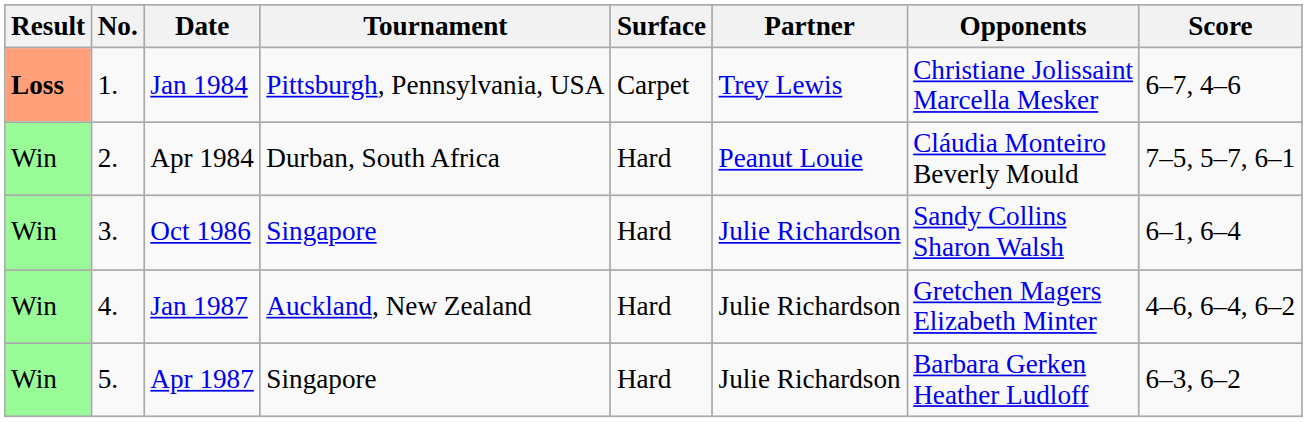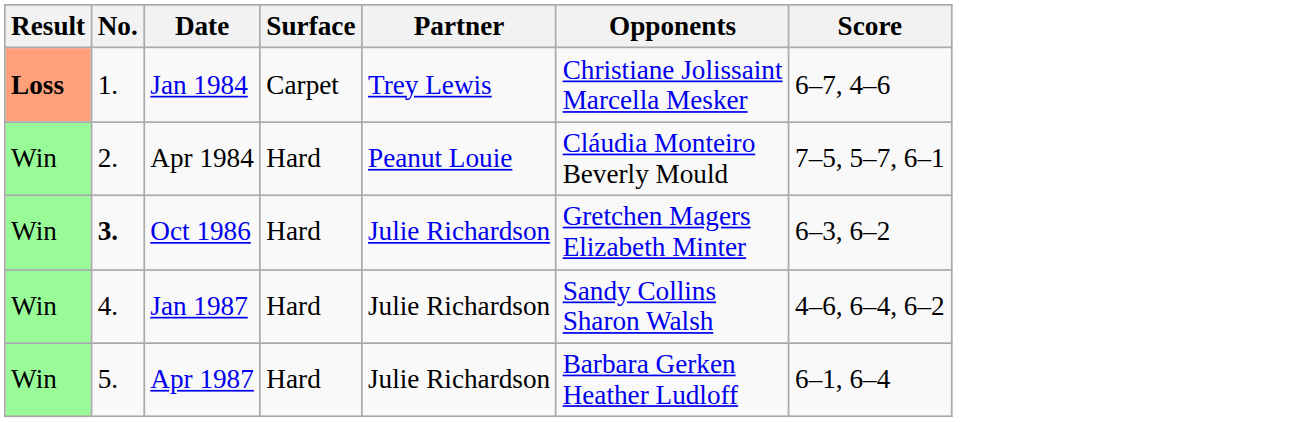- column: (435, 26)
(108, 231) normal -> (108, 231) bold
(990, 231) Sandy Collins Sharon Walsh -> (657, 231) Gretchen Magers Elizabeth Minter
(1193, 231) 6–1, 6–4 -> (843, 231) 6–3, 6–2
(1007, 305) Gretchen Magers Elizabeth Minter -> (639, 305) Sandy Collins Sharon Walsh
(1193, 379) 6–3, 6–2 -> (843, 379) 6–1, 6–4
